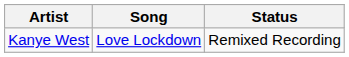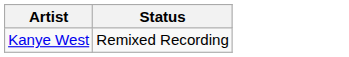- column: (149, 16)
